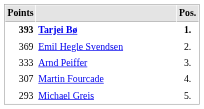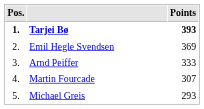columns swapped: (188, 13) <-> (20, 13)
